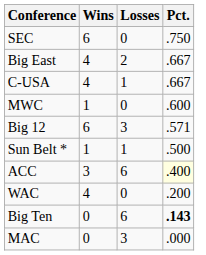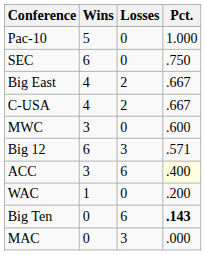+ row: (27, 37)
(124, 82) 1 -> (124, 104) 2
(86, 104) 1 -> (86, 127) 3
- row: (37, 149)
(86, 194) 4 -> (86, 194) 1
